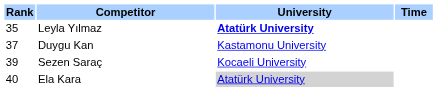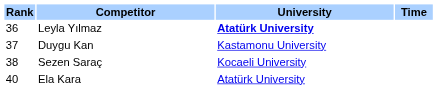(12, 29) 35 -> (12, 29) 36
(12, 62) 39 -> (12, 62) 38
(261, 79) lightgrey background -> (261, 79) no background
